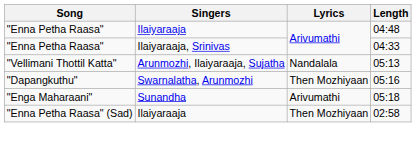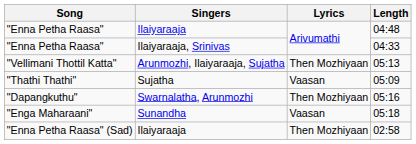(314, 63) Nandalala -> (329, 63) Then Mozhiyaan
+ row: (386, 80)
(315, 97) Arivumathi -> (307, 114) Vaasan
